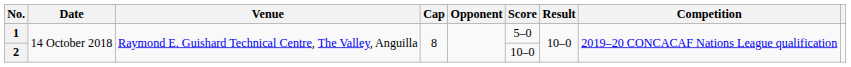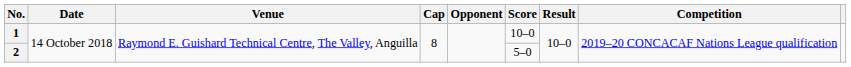(523, 33) 5–0 -> (523, 33) 10–0
(523, 52) 10–0 -> (523, 52) 5–0
